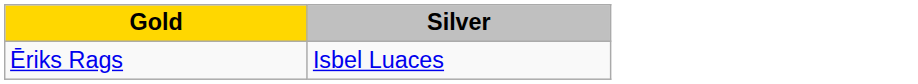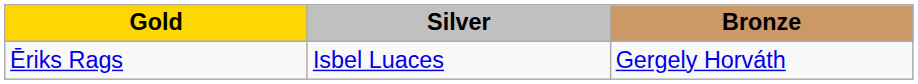+ column: (762, 23)
